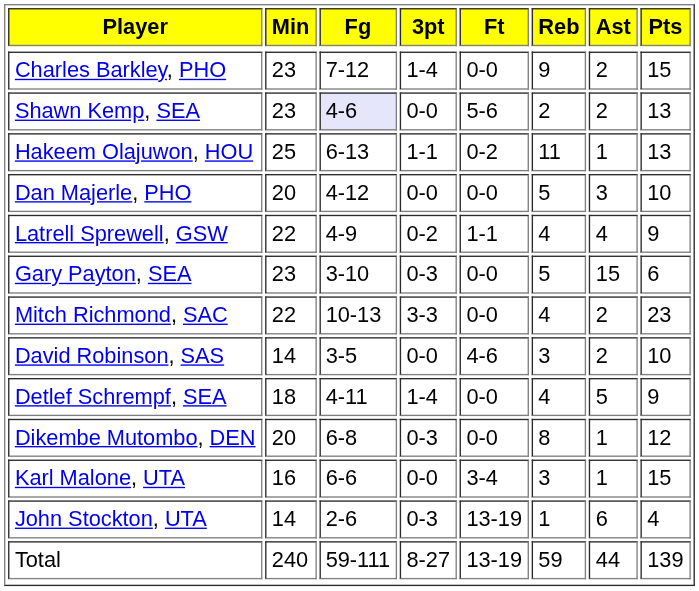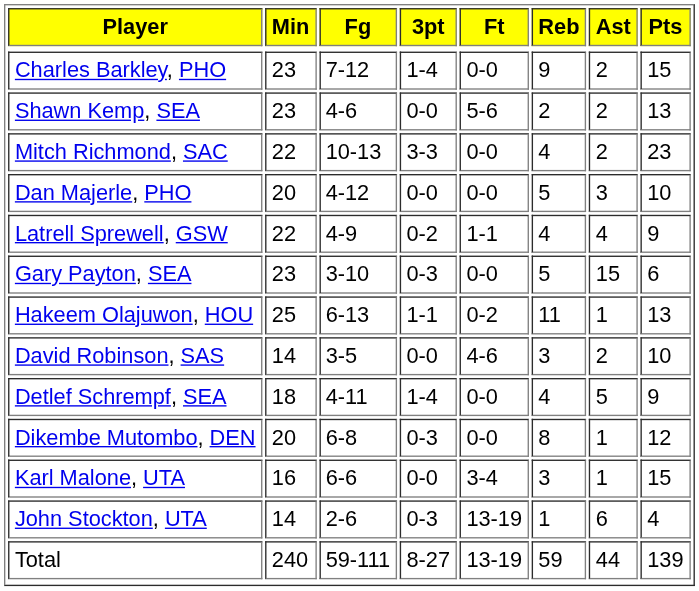(341, 111) lavender background -> (341, 111) no background
rows swapped: (134, 152) <-> (121, 315)
